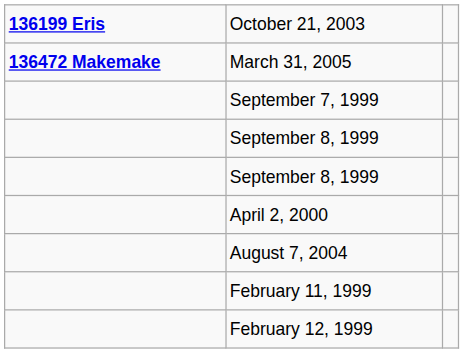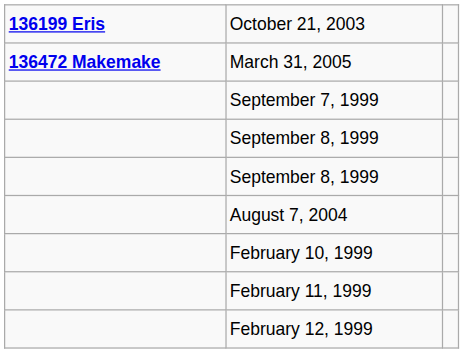- row: (115, 215)
+ row: (115, 253)
